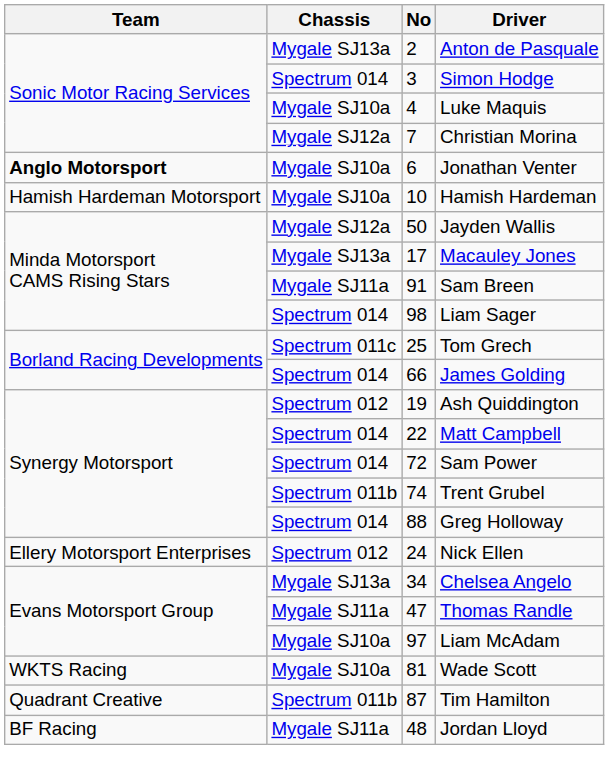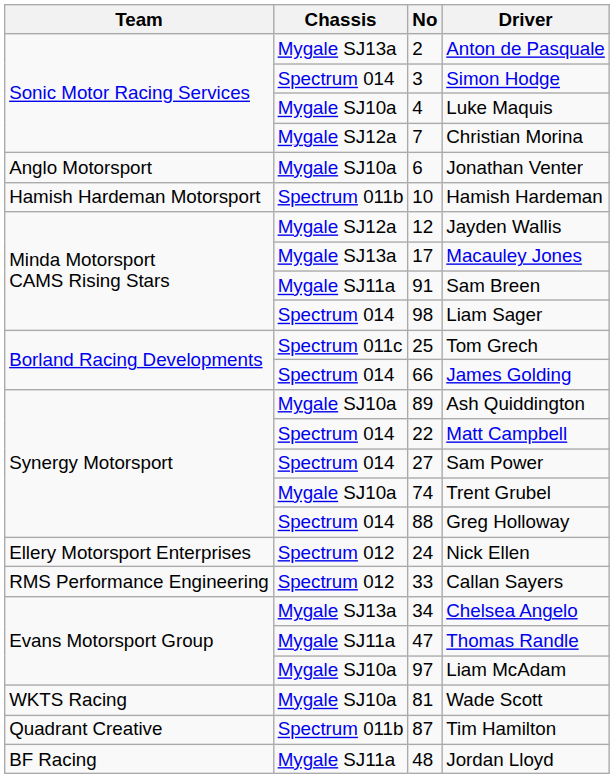(88, 167) bold -> (81, 167) normal
(331, 197) Mygale SJ10a -> (341, 197) Spectrum 011b
(417, 226) 50 -> (423, 226) 12
(330, 404) Spectrum 012 -> (337, 404) Mygale SJ10a
(417, 404) 19 -> (423, 404) 89
(417, 463) 72 -> (423, 463) 27
(334, 492) Spectrum 011b -> (337, 492) Mygale SJ10a
+ row: (505, 581)
